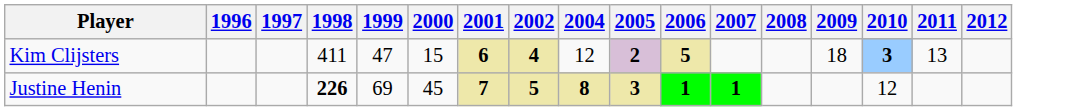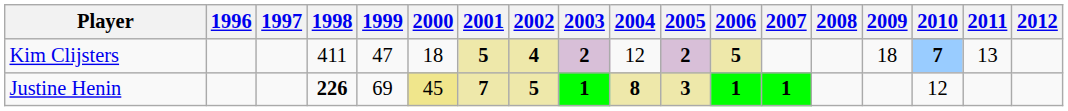+ column: (584, 21)
(433, 55) 15 -> (433, 55) 18
(483, 55) 6 -> (483, 55) 5
(887, 55) 3 -> (938, 55) 7
(433, 89) no background -> (433, 89) khaki background
